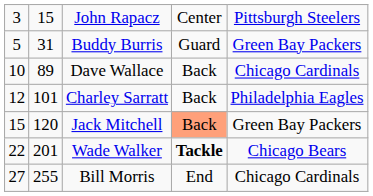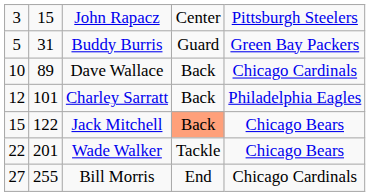(46, 124) 120 -> (46, 124) 122
(297, 124) Green Bay Packers -> (295, 124) Chicago Bears
(199, 151) bold -> (198, 151) normal
